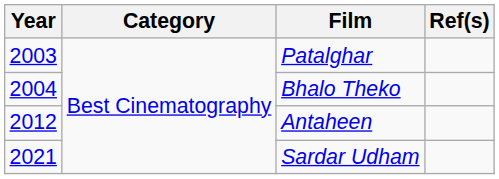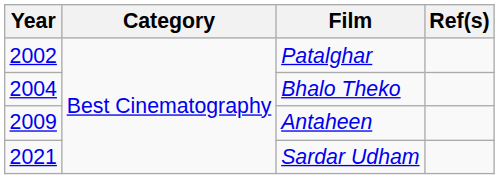(33, 55) 2003 -> (33, 55) 2002
(33, 122) 2012 -> (33, 122) 2009
